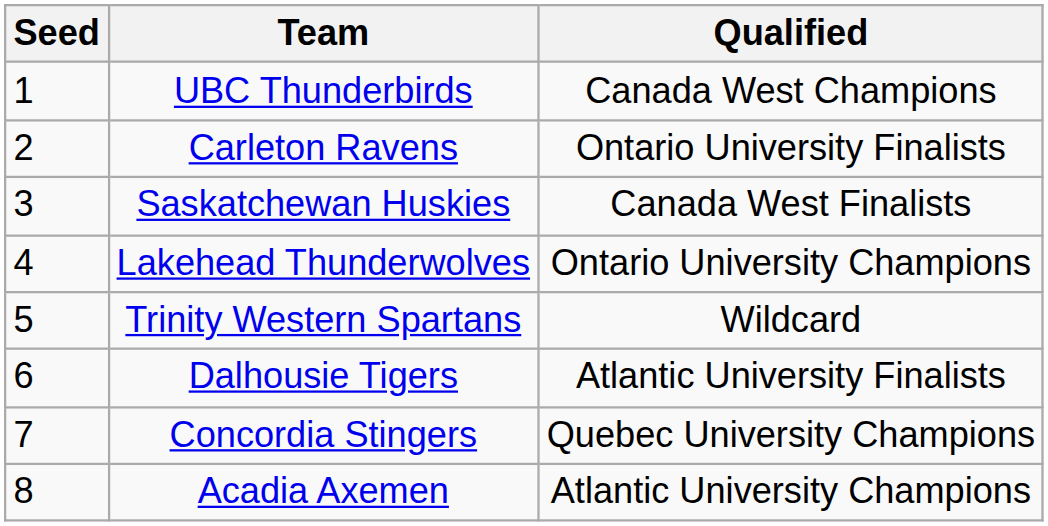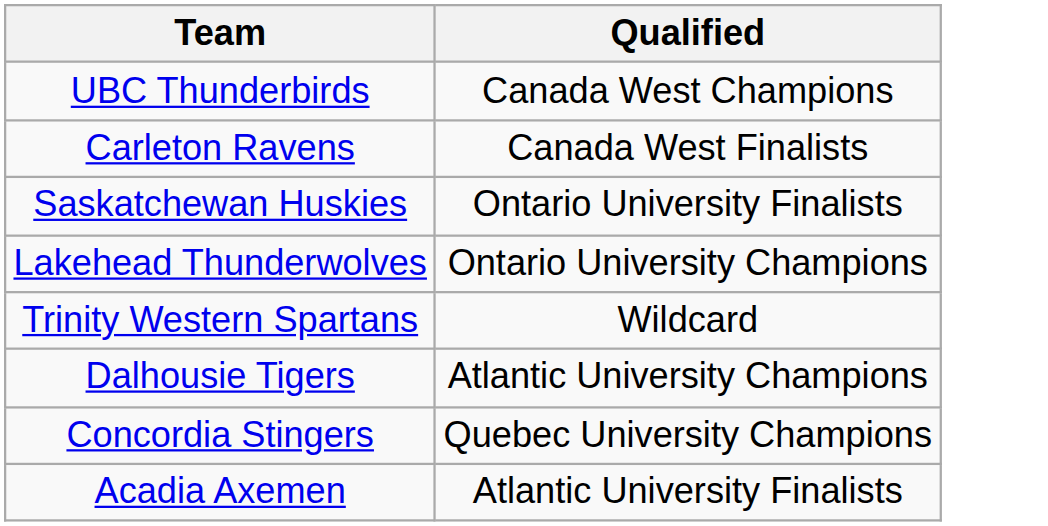- column: (57, 33)
(791, 147) Ontario University Finalists -> (688, 147) Canada West Finalists
(791, 205) Canada West Finalists -> (688, 205) Ontario University Finalists
(791, 377) Atlantic University Finalists -> (688, 377) Atlantic University Champions
(791, 491) Atlantic University Champions -> (688, 491) Atlantic University Finalists
